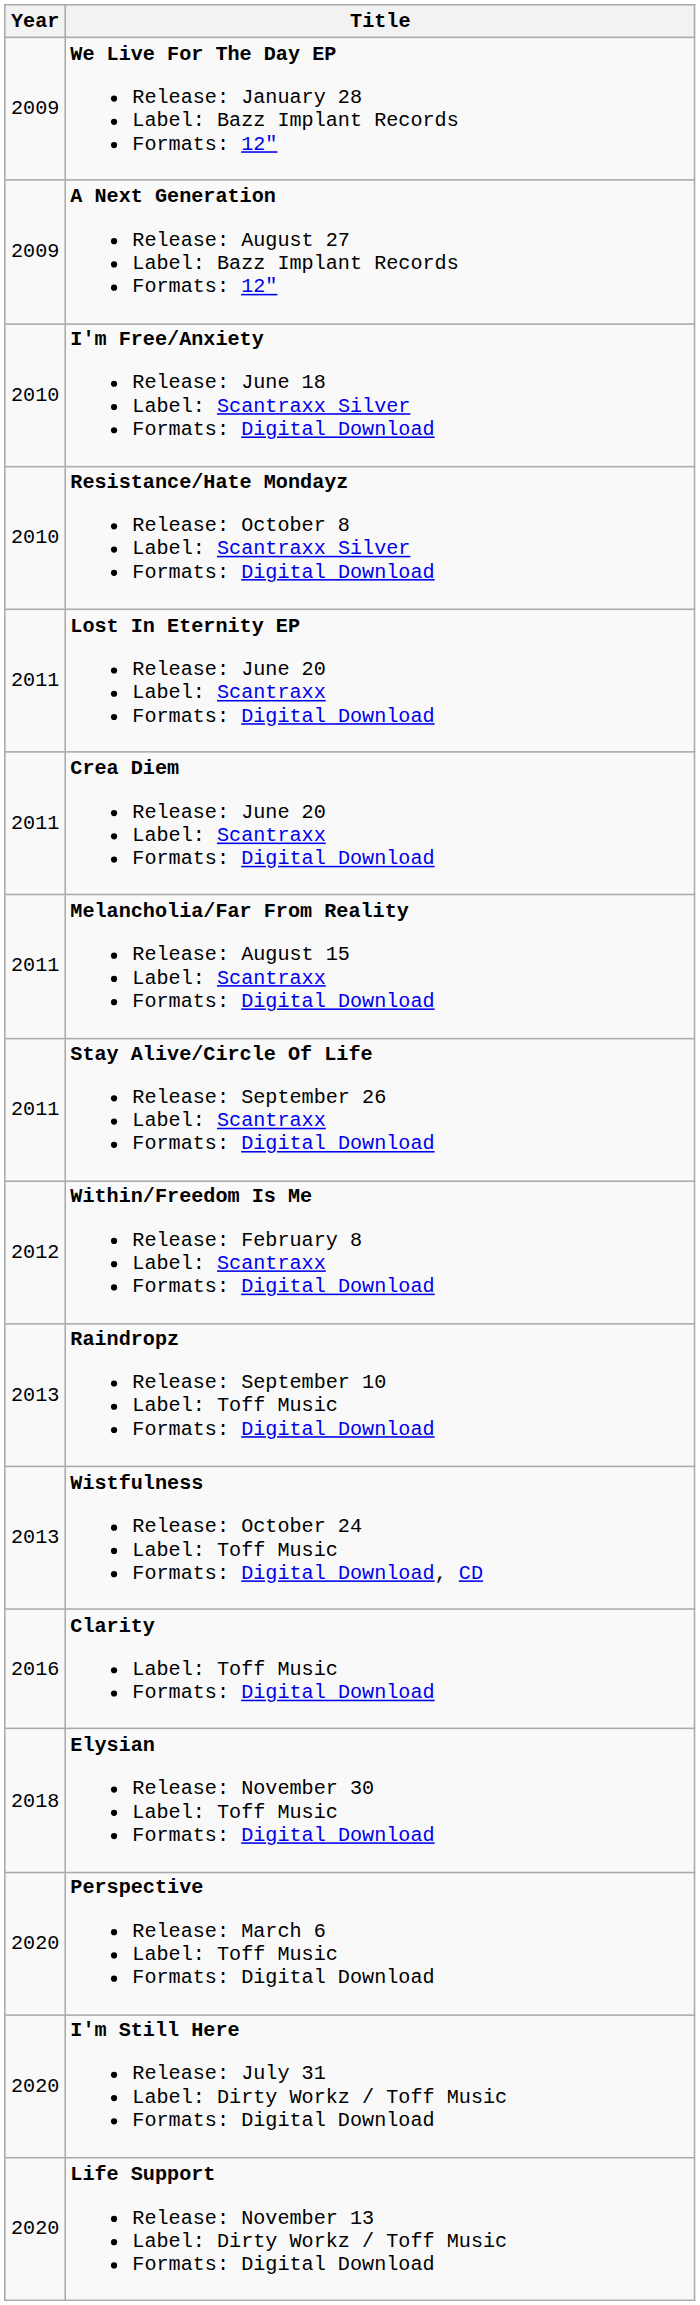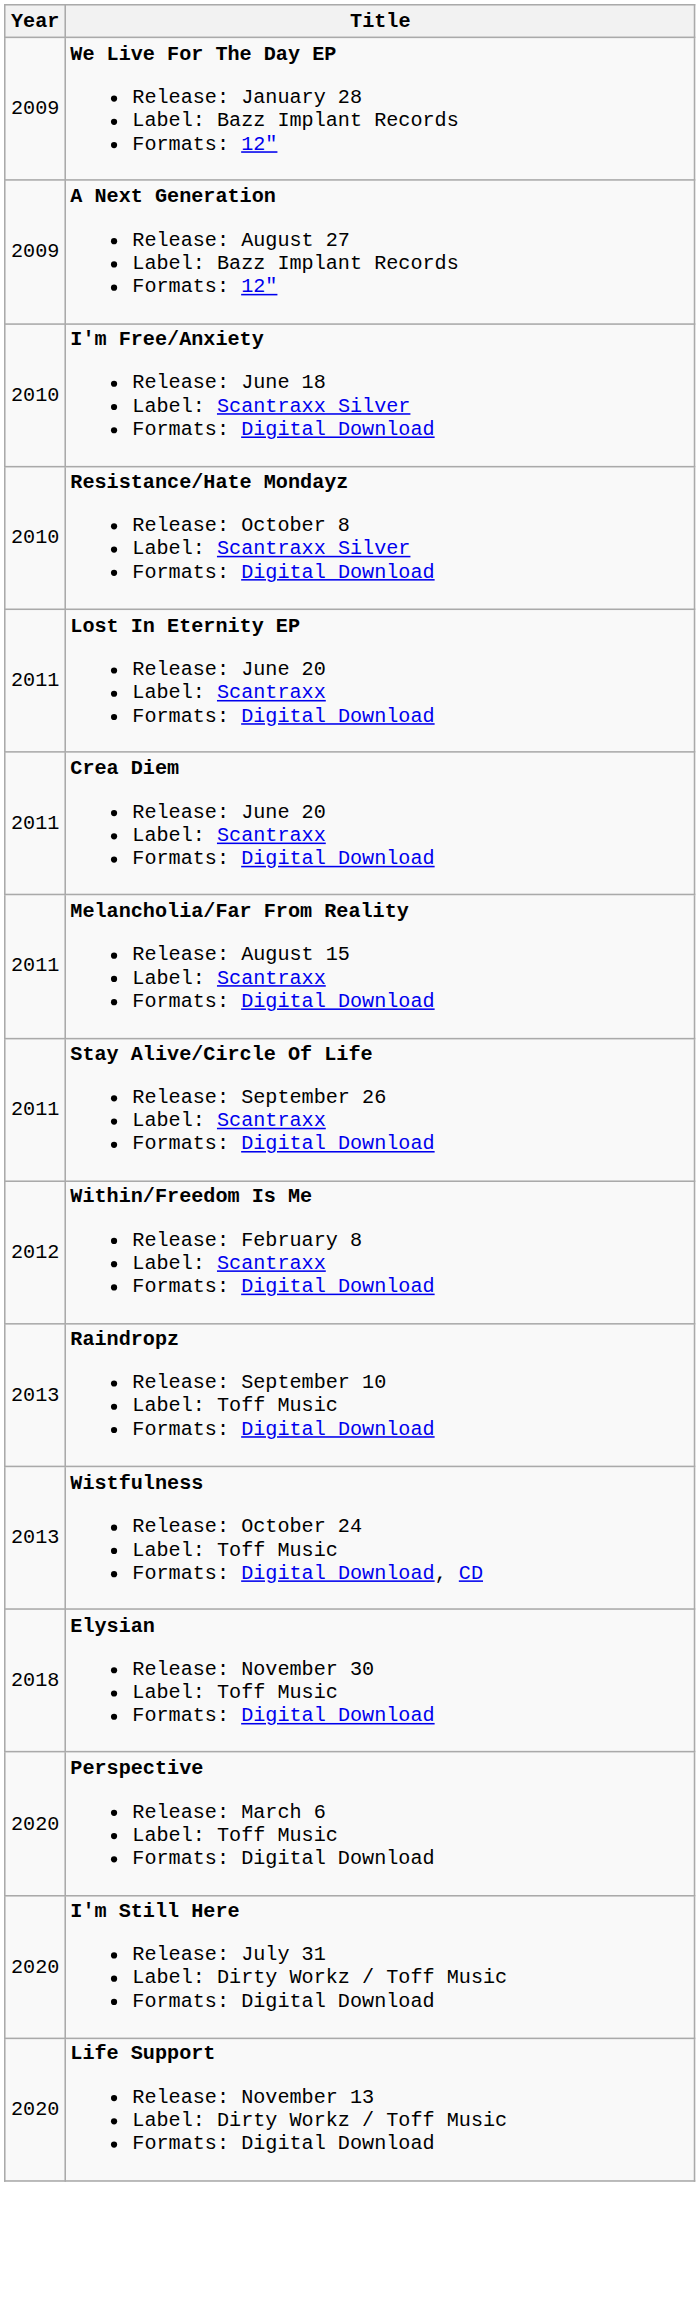- row: (380, 1659)
